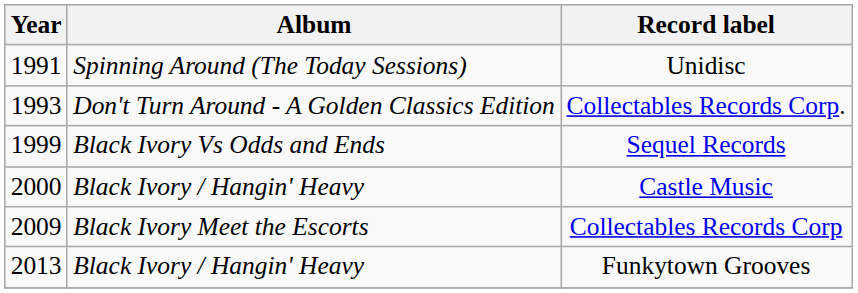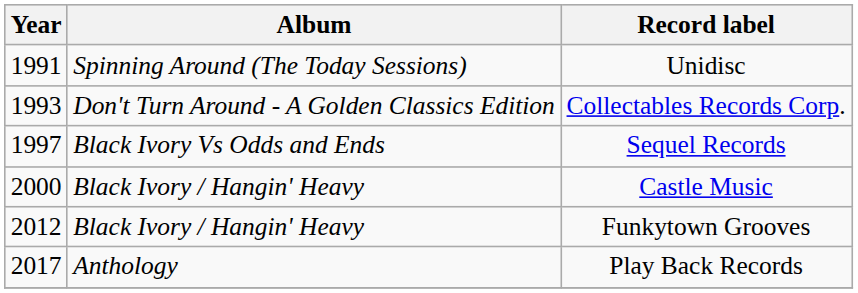(36, 145) 1999 -> (36, 145) 1997
- row: (706, 226)
(36, 266) 2013 -> (36, 226) 2012
+ row: (706, 266)
